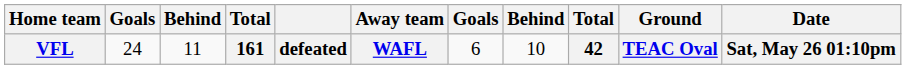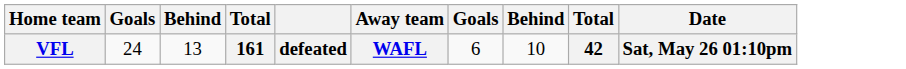- column: (670, 19)
(193, 49) 11 -> (193, 49) 13
